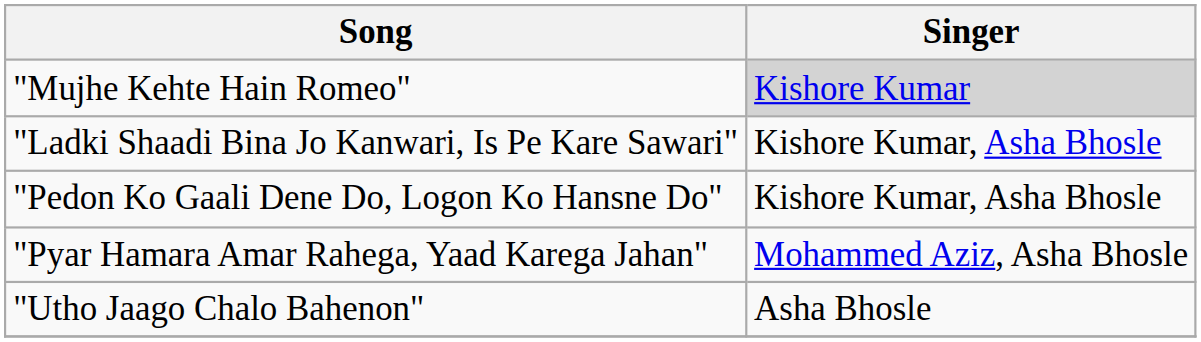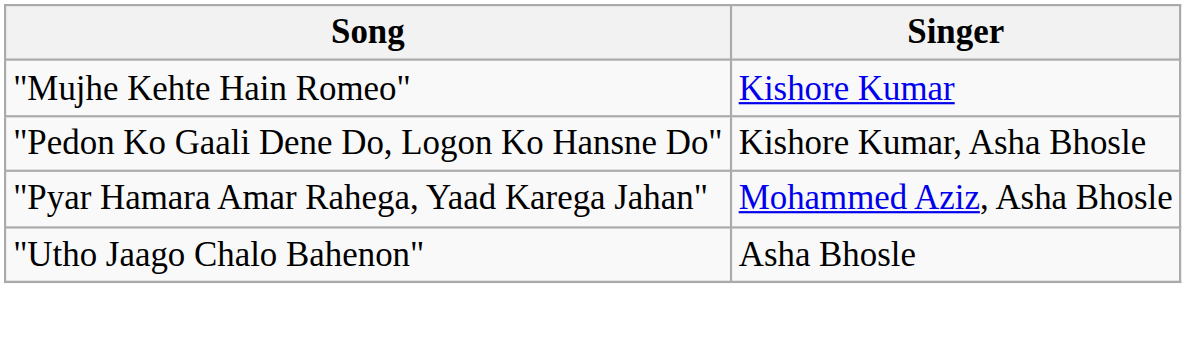(862, 87) lightgrey background -> (847, 87) no background
- row: (376, 142)
